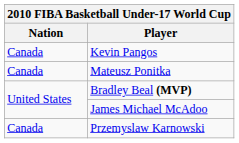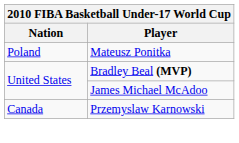- row: (124, 52)
(25, 71) Canada -> (24, 52) Poland
